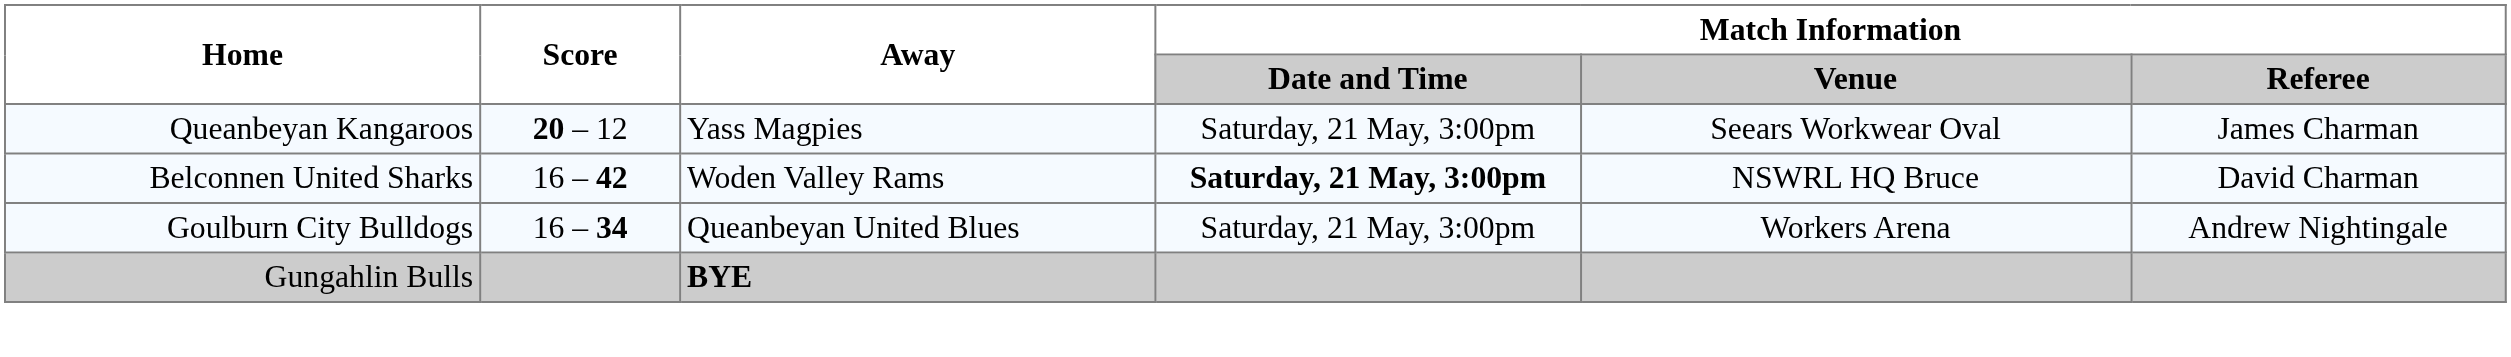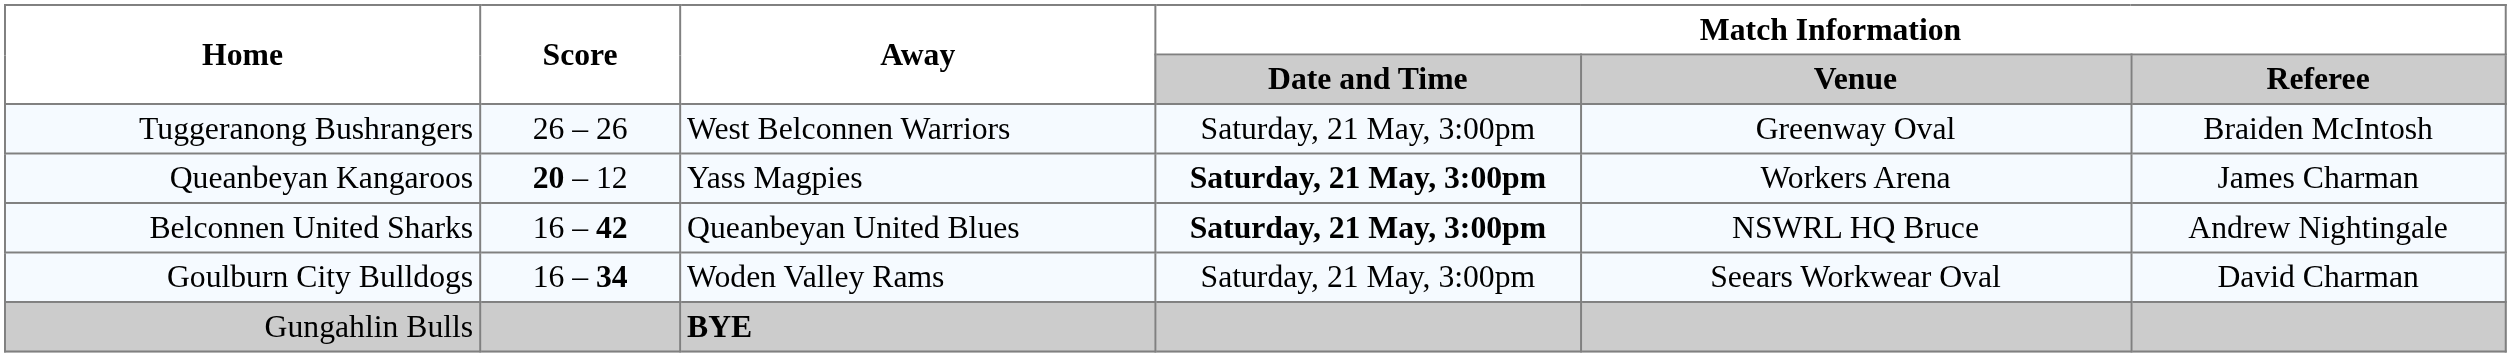+ row: (306, 128)
(1368, 128) normal -> (1368, 177) bold
(1855, 128) Seears Workwear Oval -> (1856, 177) Workers Arena
(816, 177) Woden Valley Rams -> (853, 227) Queanbeyan United Blues
(2318, 177) David Charman -> (2318, 227) Andrew Nightingale
(853, 227) Queanbeyan United Blues -> (816, 276) Woden Valley Rams
(1856, 227) Workers Arena -> (1855, 276) Seears Workwear Oval
(2318, 227) Andrew Nightingale -> (2318, 276) David Charman
